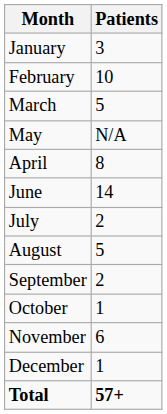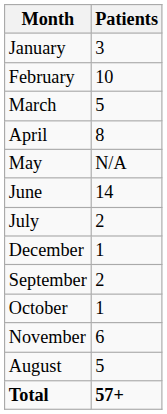rows swapped: (28, 163) <-> (25, 134)
rows swapped: (35, 250) <-> (46, 366)
